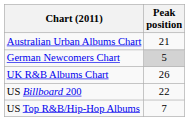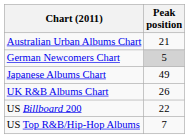+ row: (56, 74)
